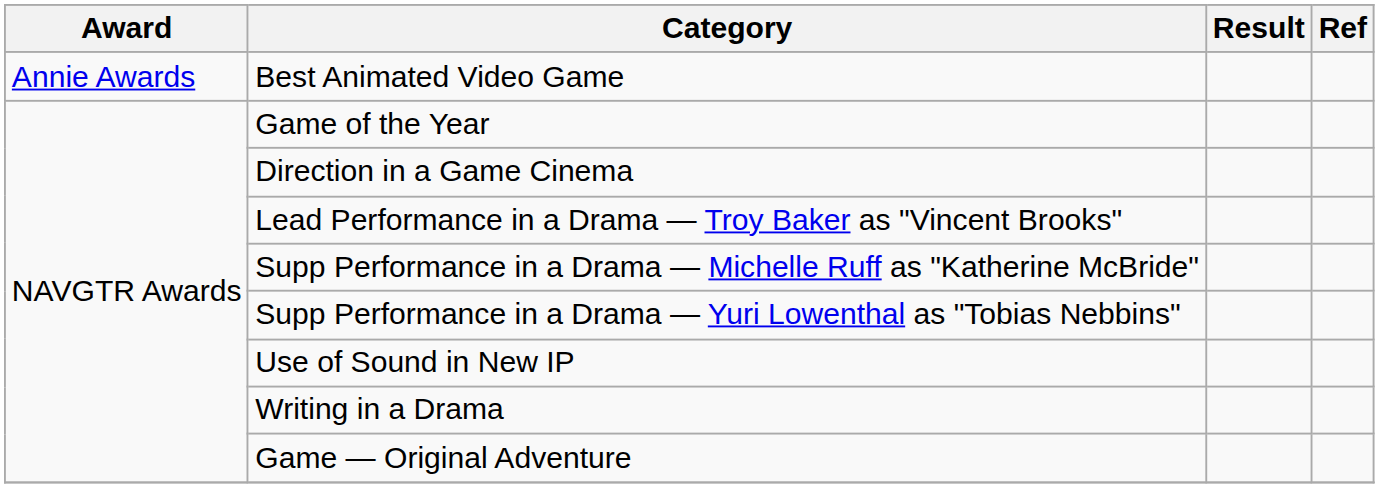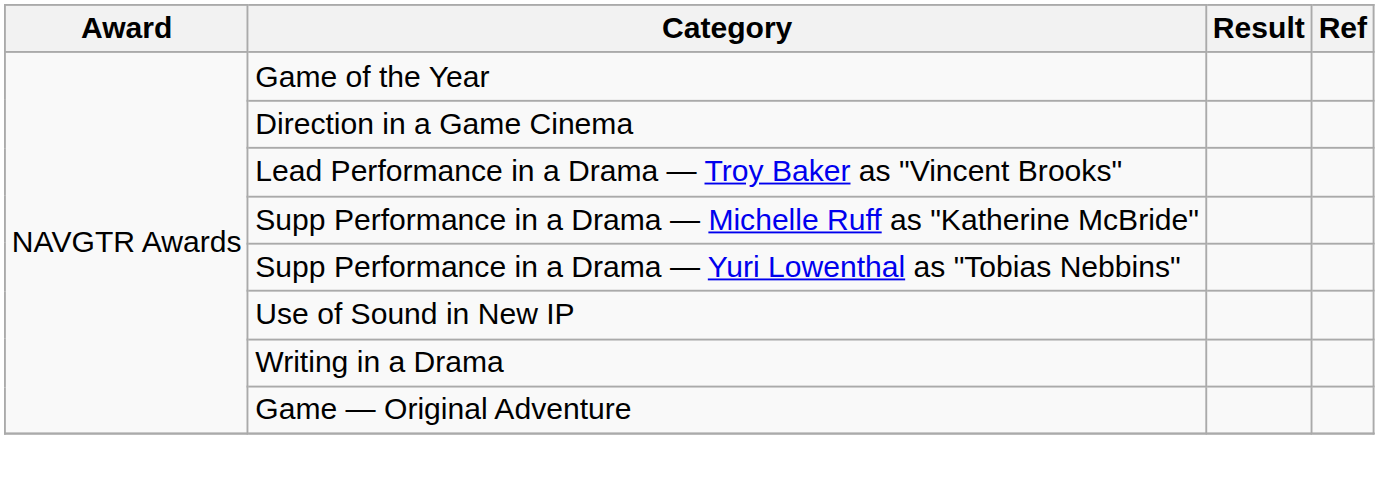- row: (440, 76)
